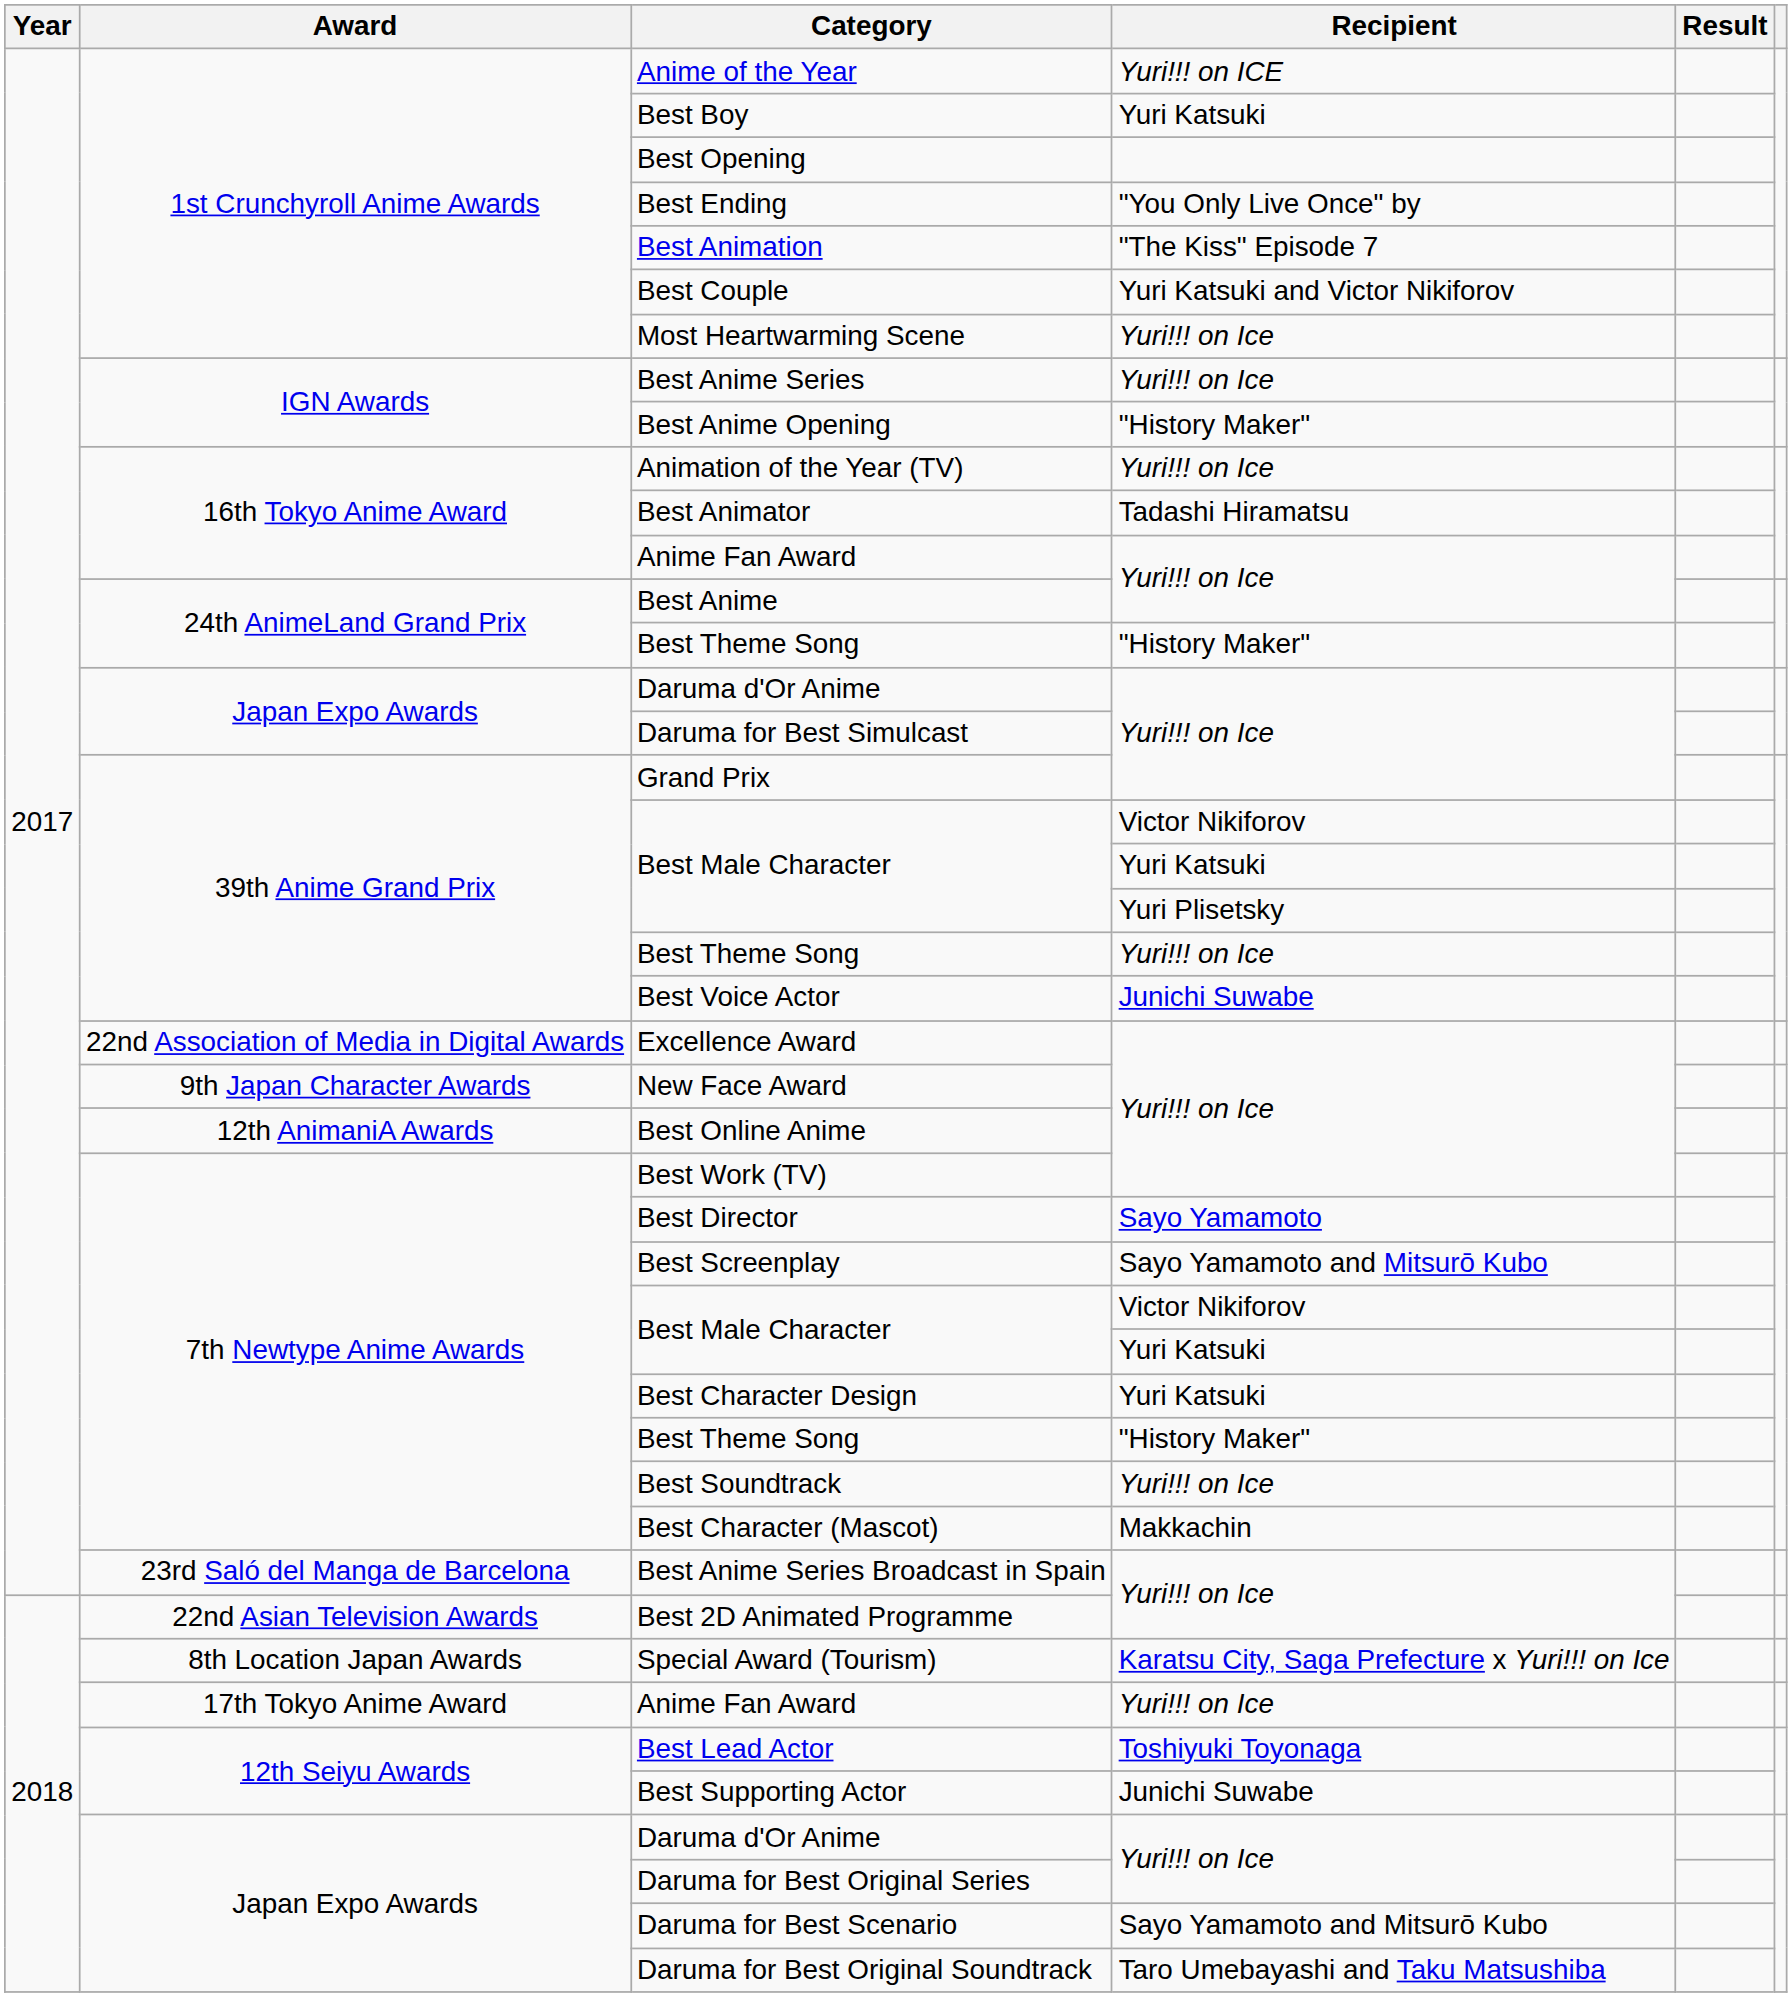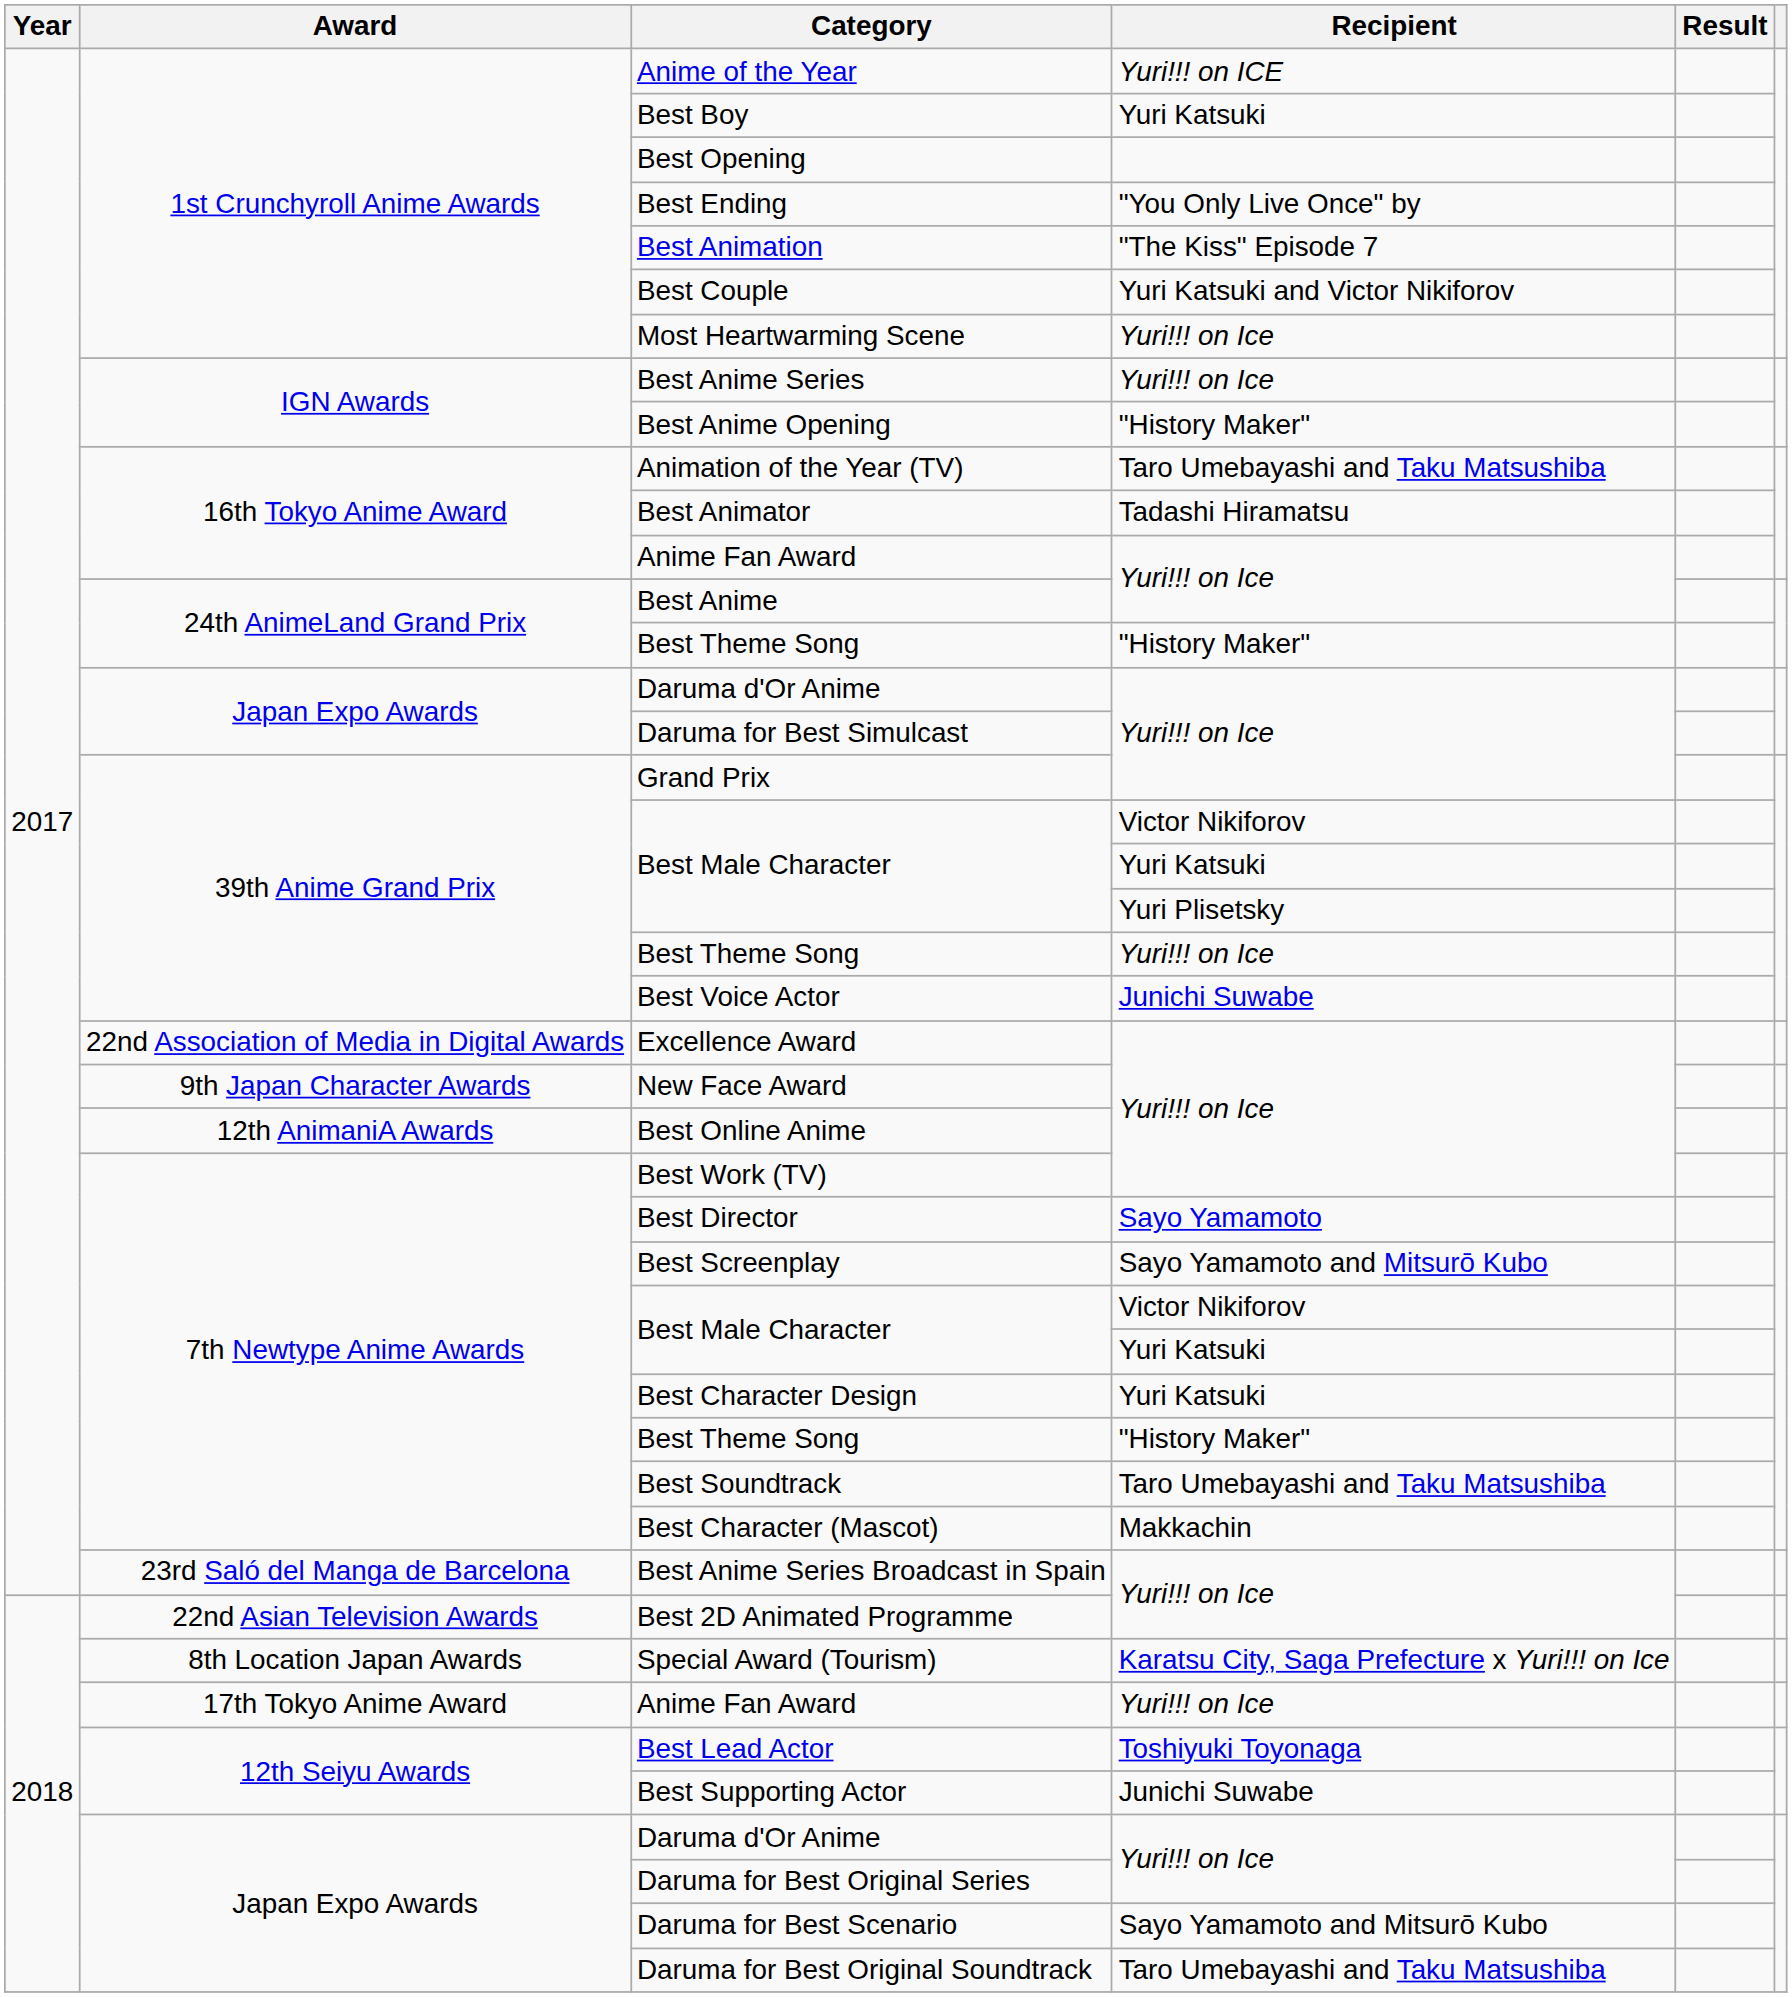(1196, 468) Yuri!!! on Ice -> (1362, 468) Taro Umebayashi and Taku Matsushiba
(1196, 1483) Yuri!!! on Ice -> (1362, 1483) Taro Umebayashi and Taku Matsushiba
